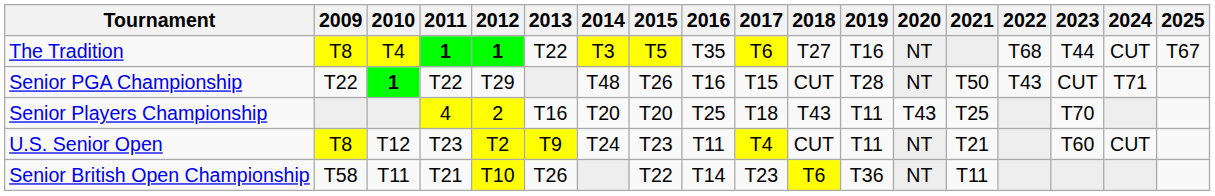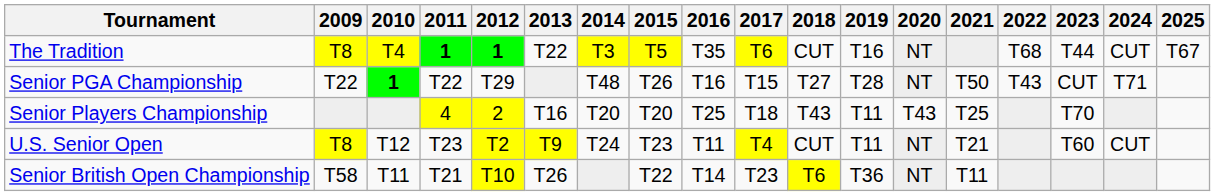(814, 51) T27 -> (814, 51) CUT
(814, 82) CUT -> (814, 82) T27
